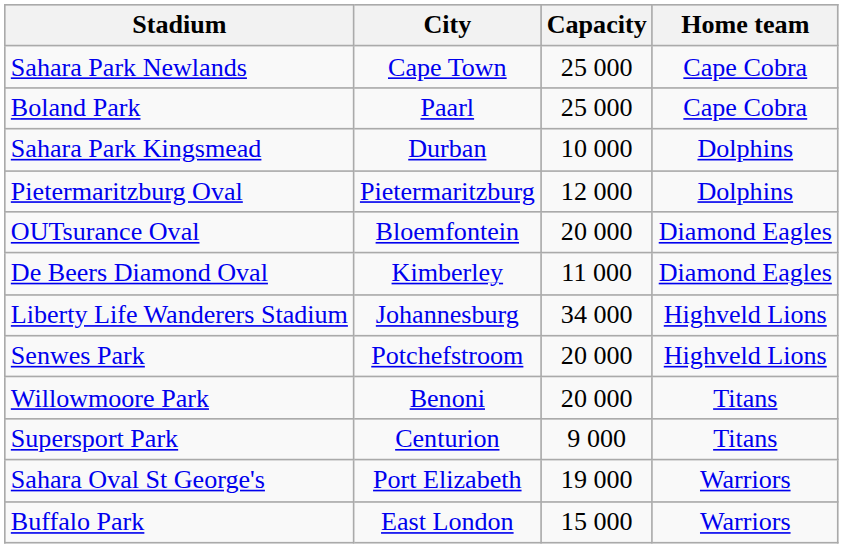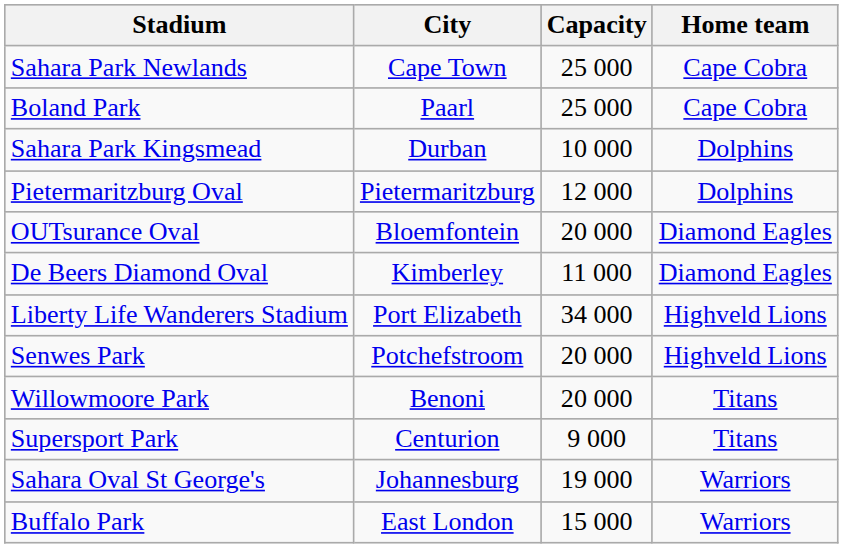(447, 314) Johannesburg -> (447, 314) Port Elizabeth
(447, 480) Port Elizabeth -> (447, 480) Johannesburg
